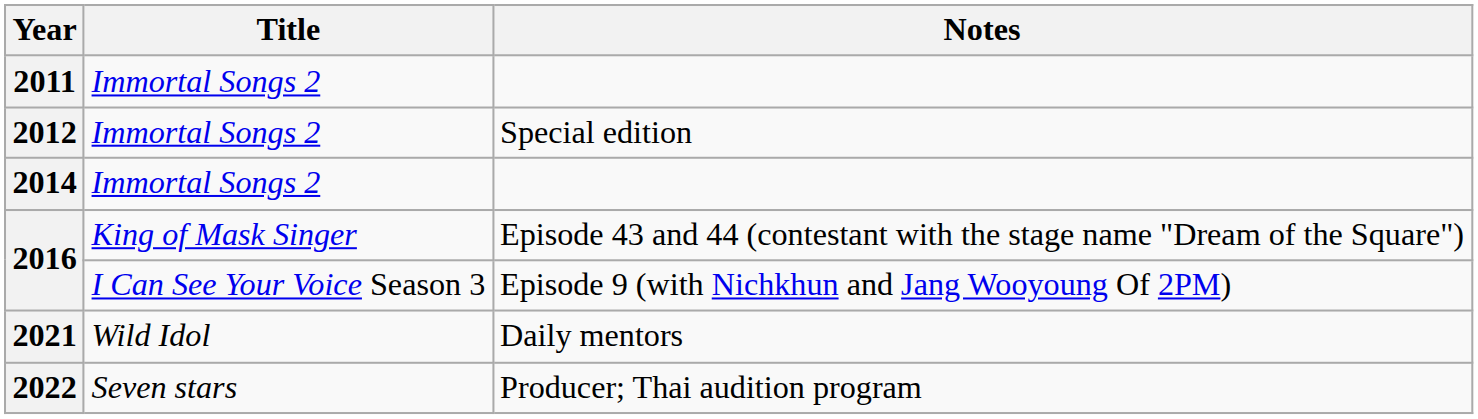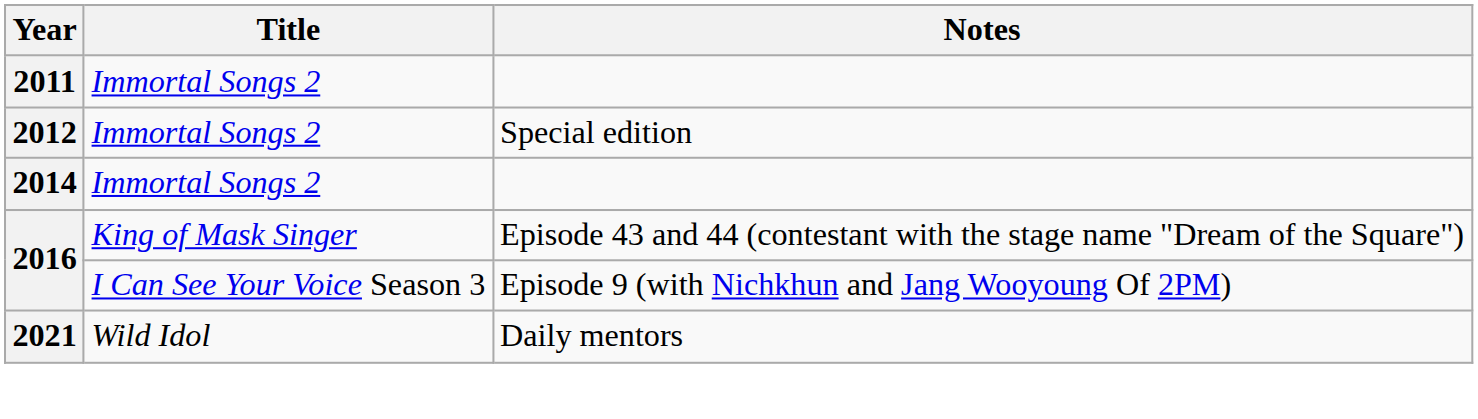- row: (45, 387)
